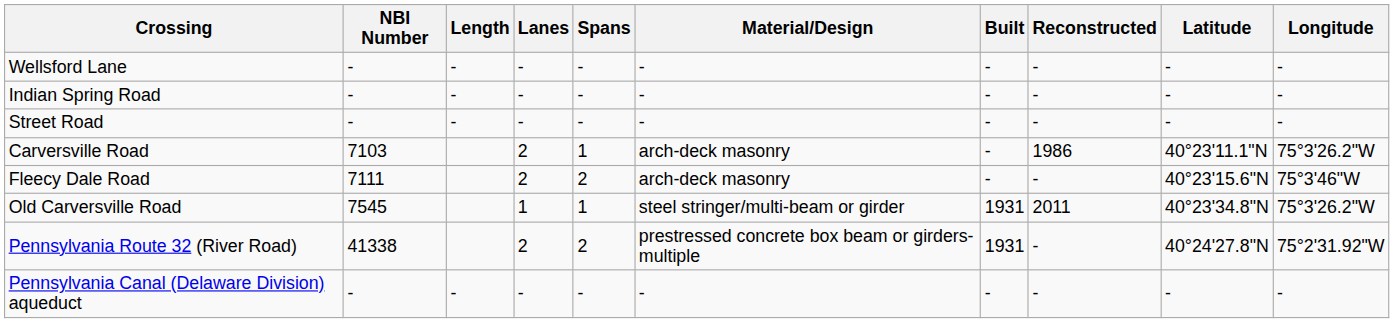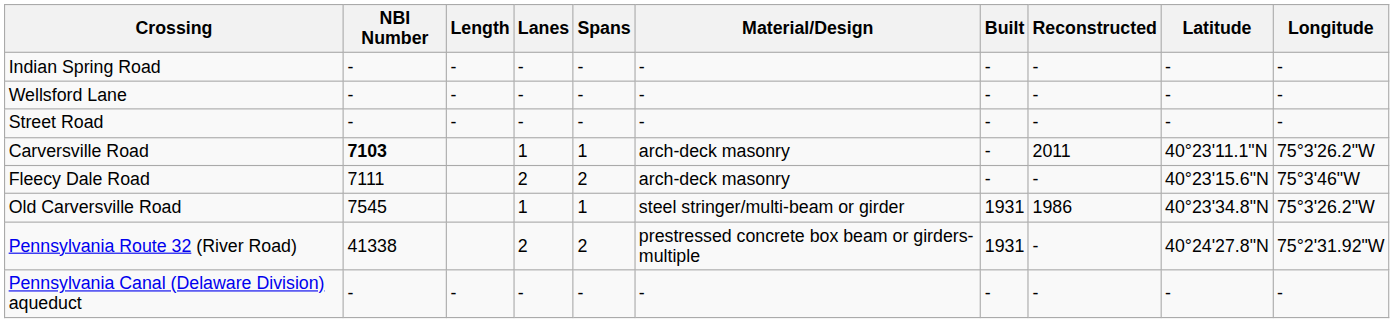rows swapped: (85, 94) <-> (68, 66)
(367, 151) normal -> (367, 151) bold
(523, 151) 2 -> (523, 151) 1
(1052, 151) 1986 -> (1052, 151) 2011
(1052, 207) 2011 -> (1052, 207) 1986
